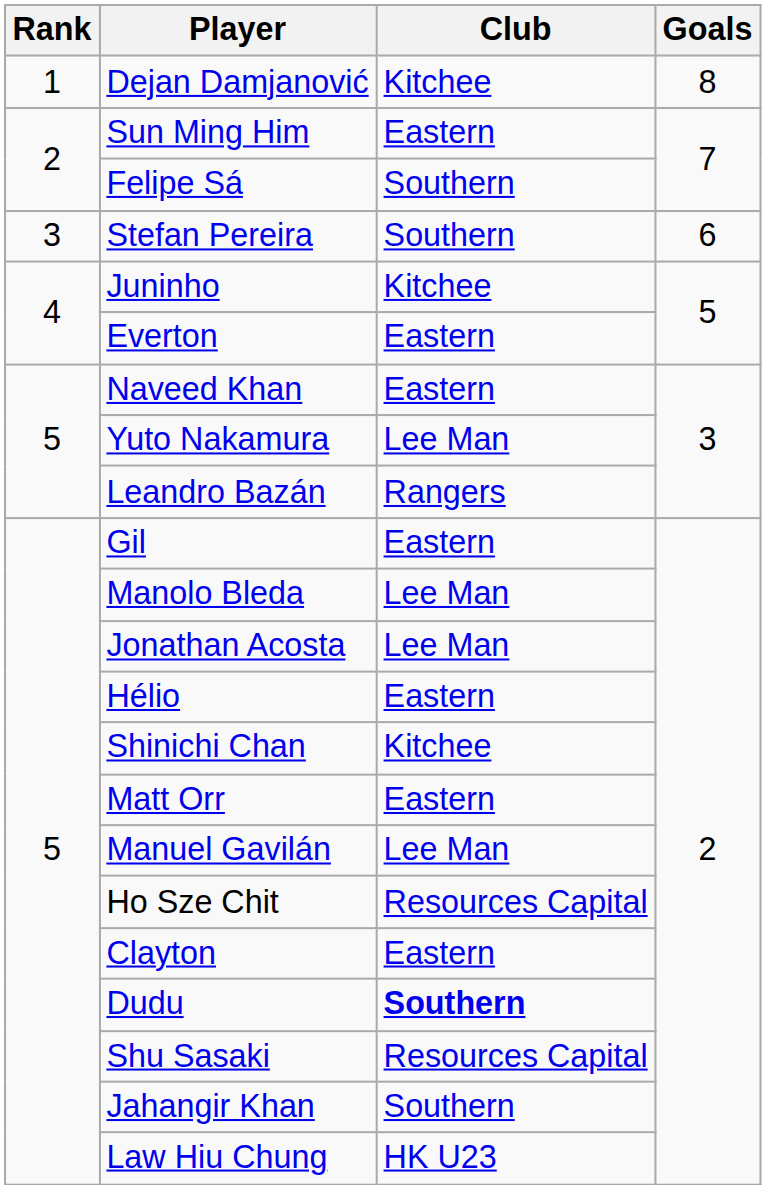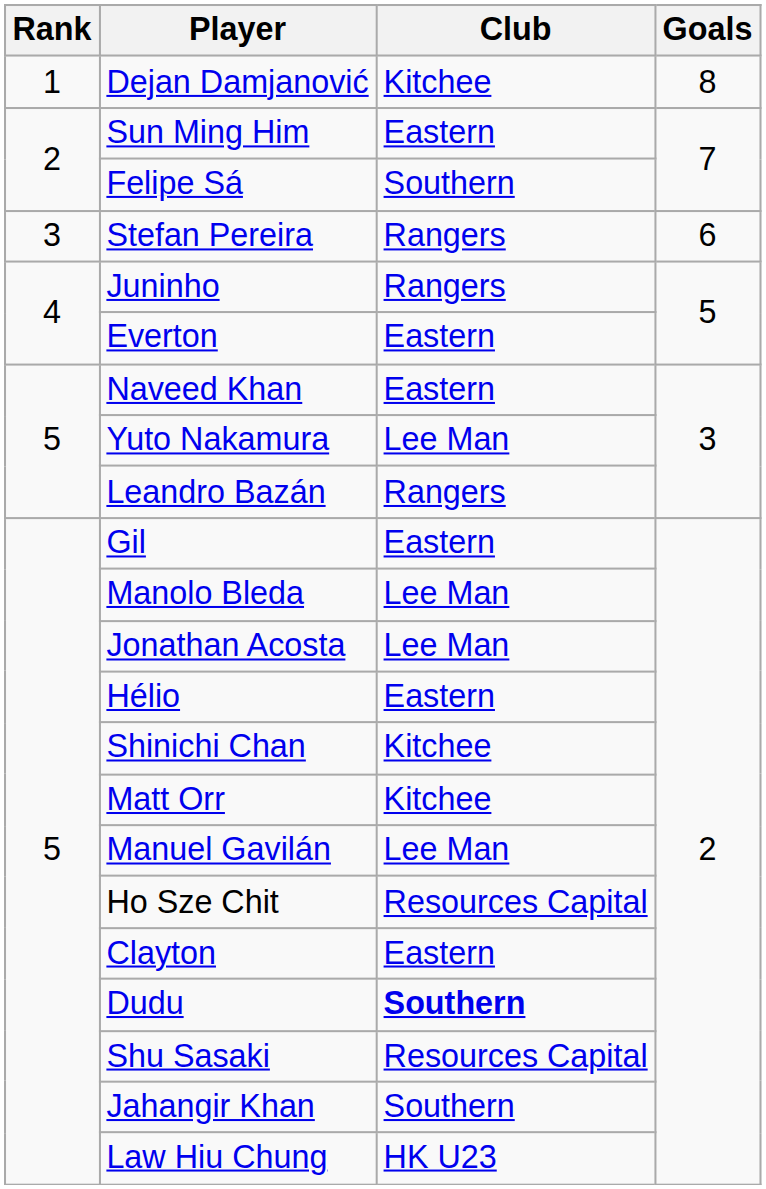(449, 235) Southern -> (445, 235) Rangers
(437, 286) Kitchee -> (445, 286) Rangers
(439, 798) Eastern -> (437, 798) Kitchee
